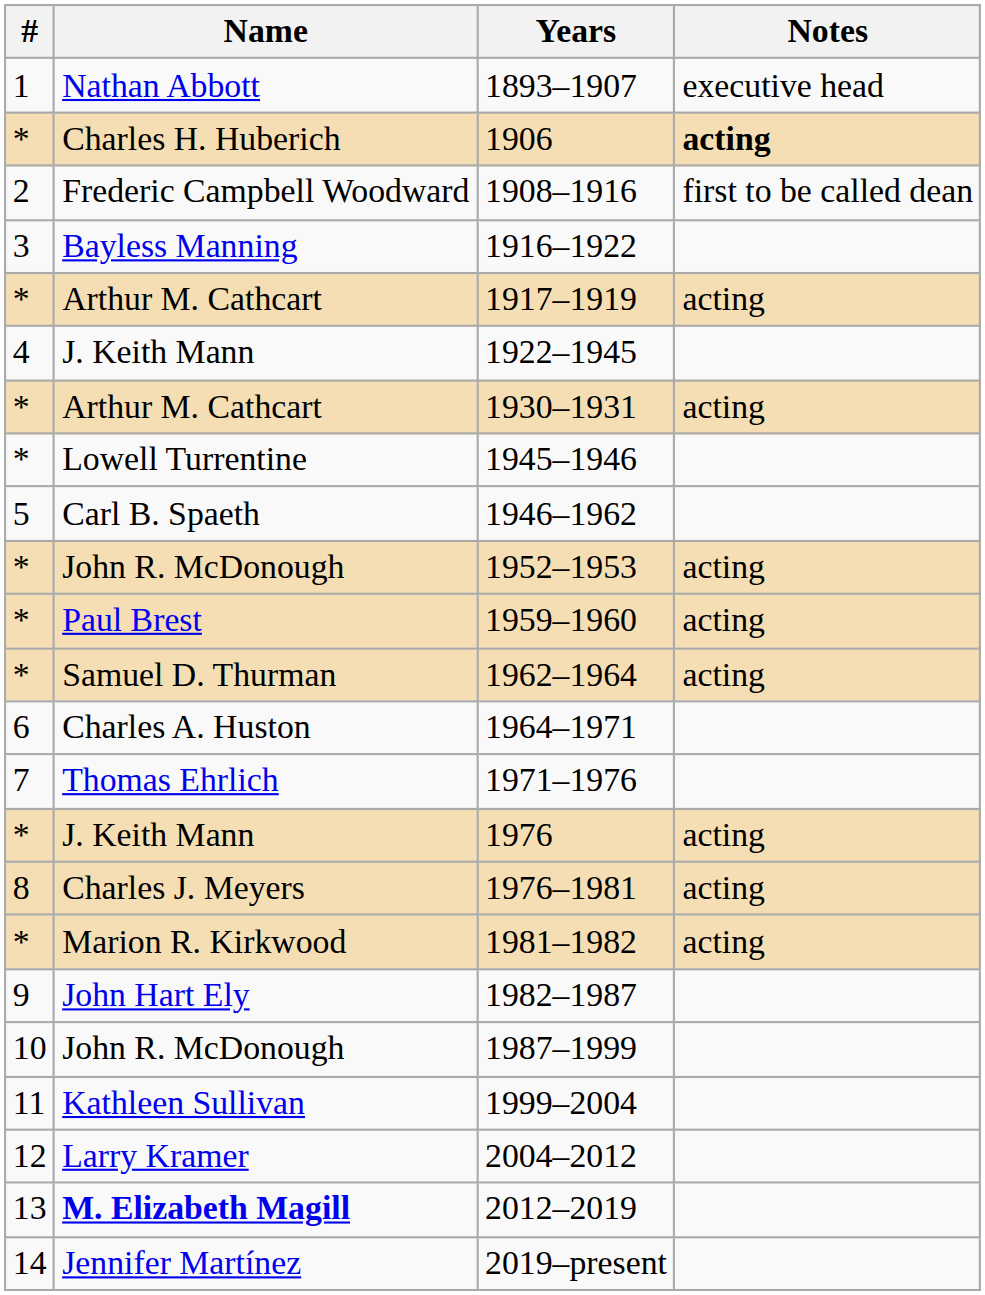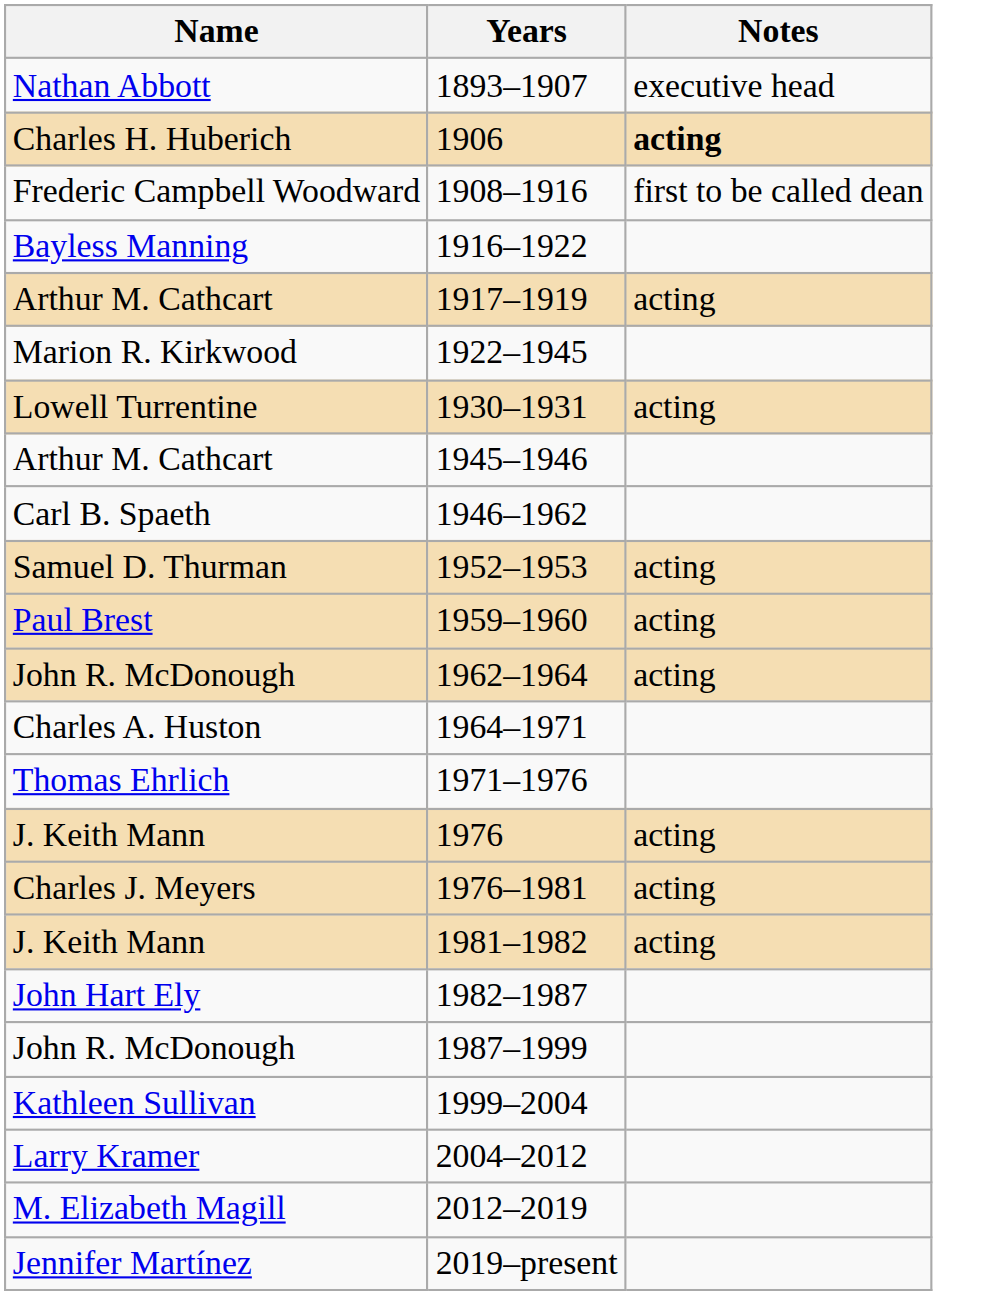- column: (30, 31)
(158, 352) J. Keith Mann -> (155, 352) Marion R. Kirkwood
(192, 406) Arthur M. Cathcart -> (135, 406) Lowell Turrentine
(185, 459) Lowell Turrentine -> (143, 459) Arthur M. Cathcart
(203, 566) John R. McDonough -> (150, 566) Samuel D. Thurman
(199, 673) Samuel D. Thurman -> (154, 673) John R. McDonough
(204, 941) Marion R. Kirkwood -> (109, 941) J. Keith Mann
(206, 1209) bold -> (149, 1209) normal
